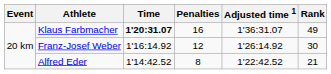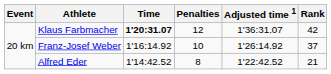(198, 31) 16 -> (198, 31) 12
(313, 31) 49 -> (313, 31) 42
(198, 46) 12 -> (198, 46) 10
(313, 46) 30 -> (313, 46) 37
